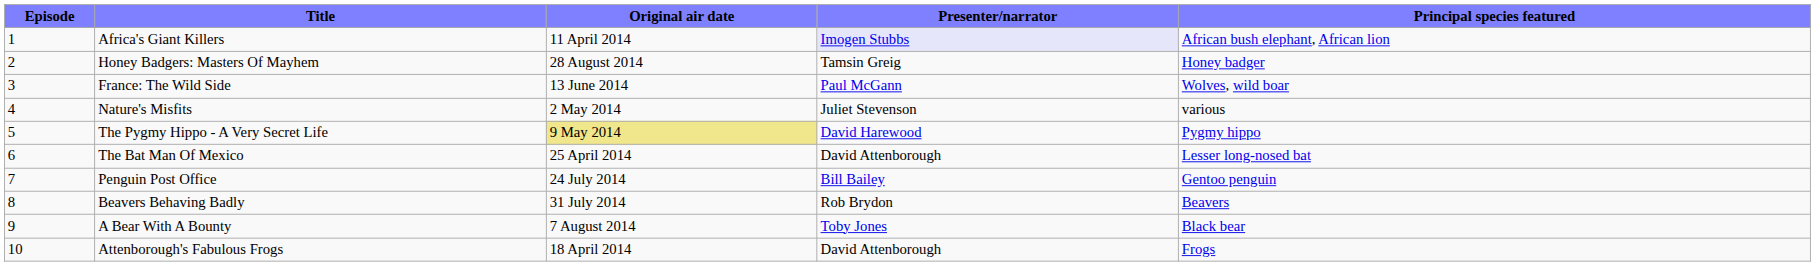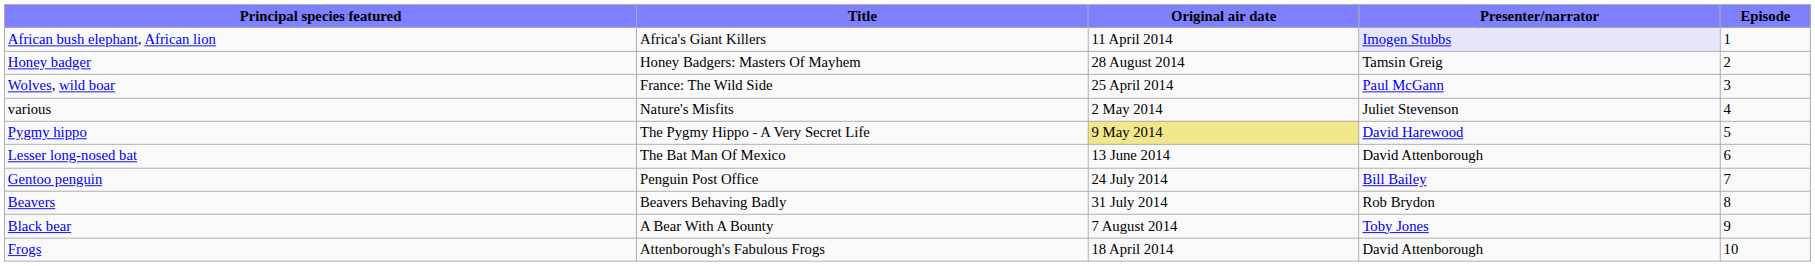columns swapped: (50, 16) <-> (1494, 16)
(589, 86) 13 June 2014 -> (1132, 86) 25 April 2014
(591, 156) 25 April 2014 -> (1131, 156) 13 June 2014
